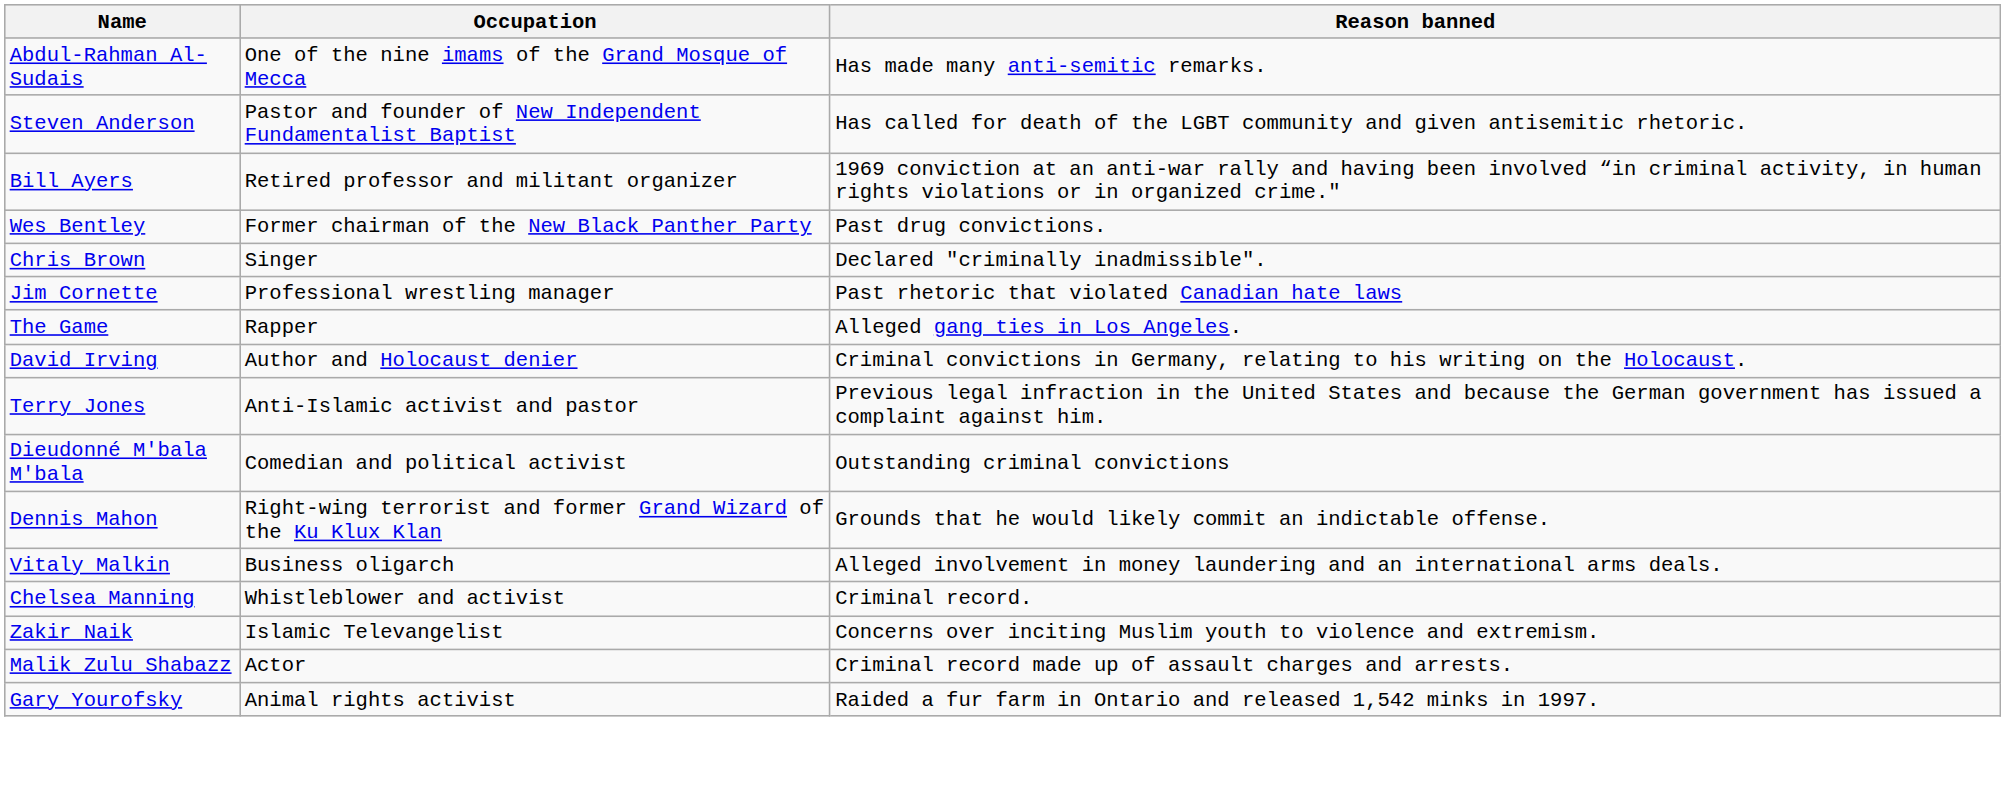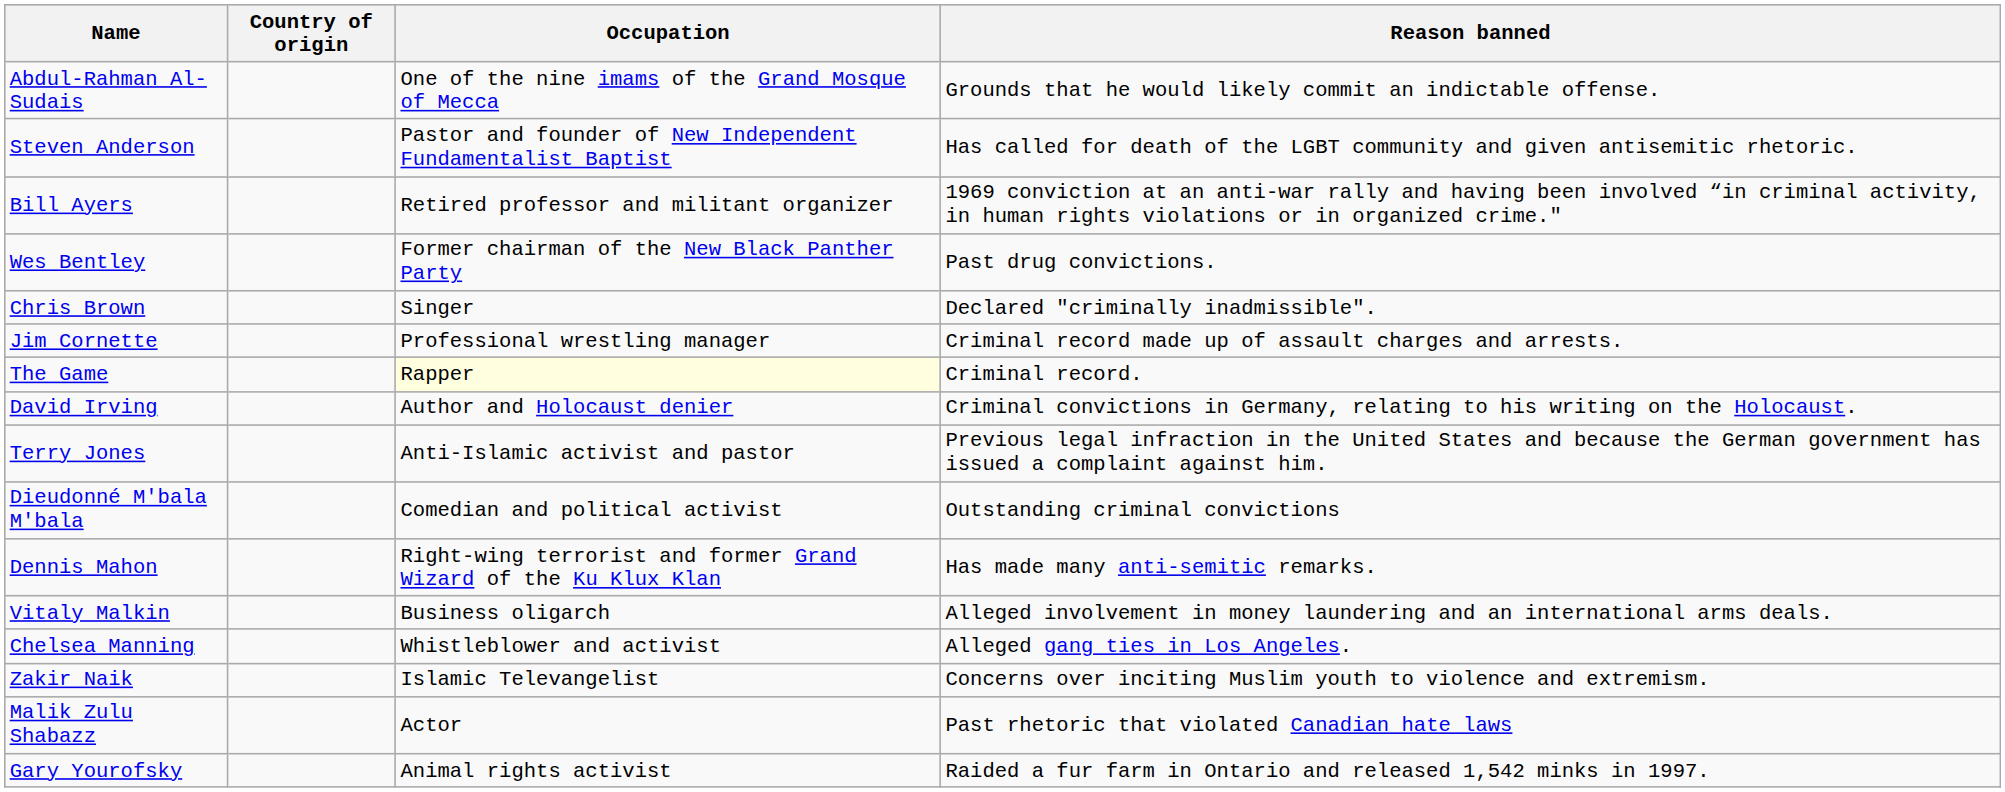+ column: (311, 33)
(1051, 67) Has made many anti-semitic remarks. -> (1303, 91) Grounds that he would likely commit an indictable offense.
(1119, 293) Past rhetoric that violated Canadian hate laws -> (1284, 341) Criminal record made up of assault charges and arrests.
(282, 327) no background -> (437, 374) lightyellow background
(1039, 327) Alleged gang ties in Los Angeles. -> (1044, 374) Criminal record.
(1193, 520) Grounds that he would likely commit an indictable offense. -> (1161, 568) Has made many anti-semitic remarks.
(934, 599) Criminal record. -> (1149, 646) Alleged gang ties in Los Angeles.
(1174, 666) Criminal record made up of assault charges and arrests. -> (1229, 725) Past rhetoric that violated Canadian hate laws
